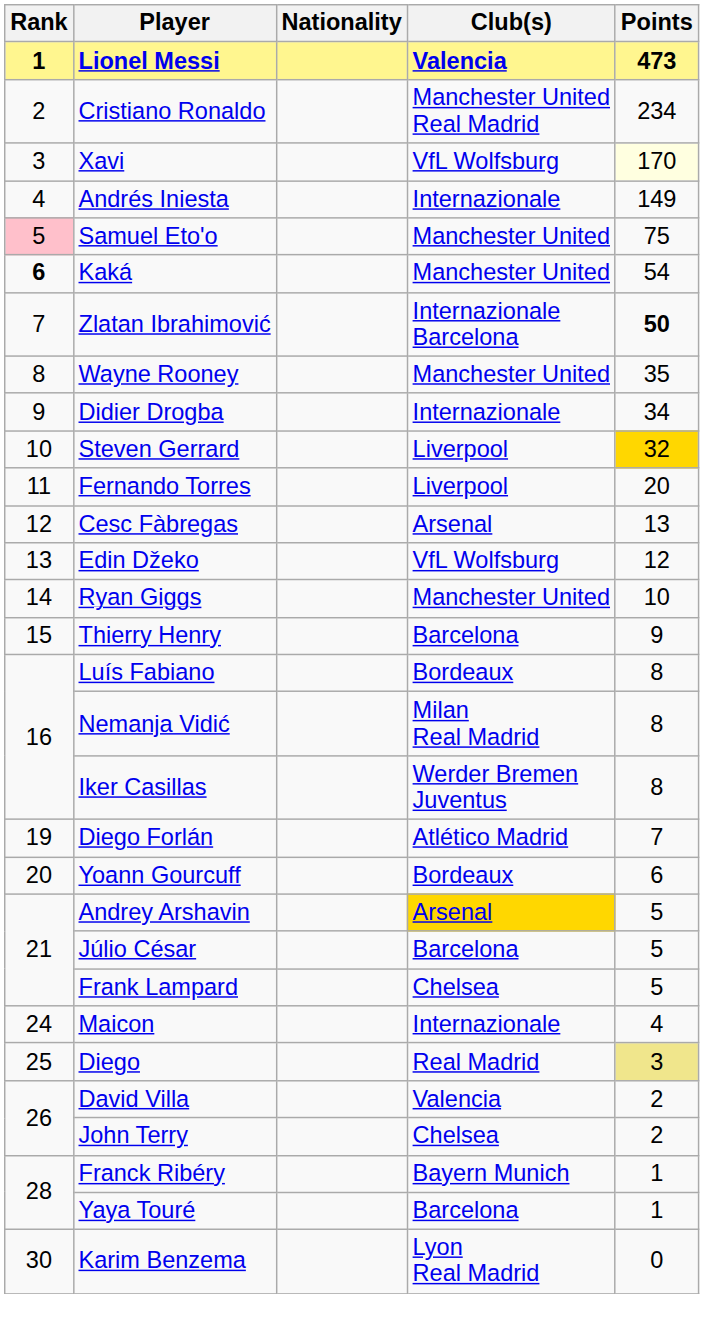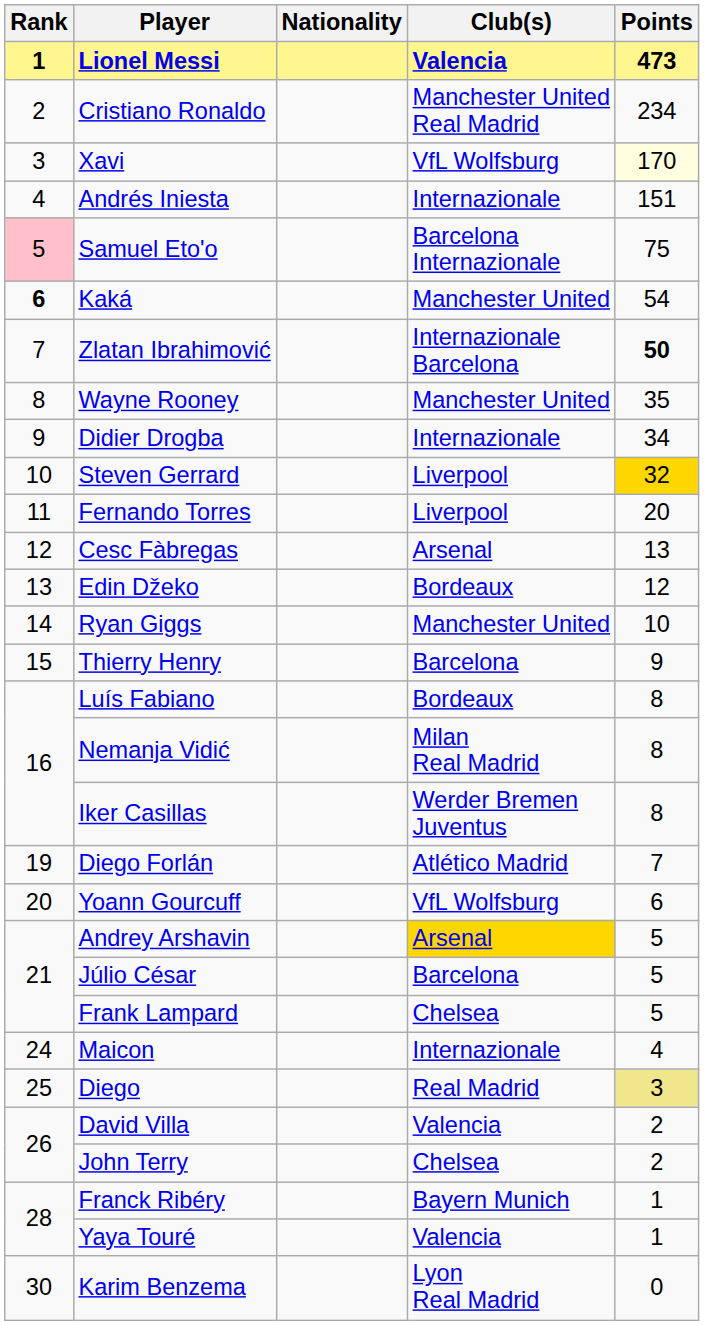(657, 198) 149 -> (657, 198) 151
(511, 236) Manchester United -> (486, 249) Barcelona Internazionale
(486, 560) VfL Wolfsburg -> (463, 587) Bordeaux
(463, 875) Bordeaux -> (486, 901) VfL Wolfsburg
(466, 1210) Barcelona -> (457, 1237) Valencia
